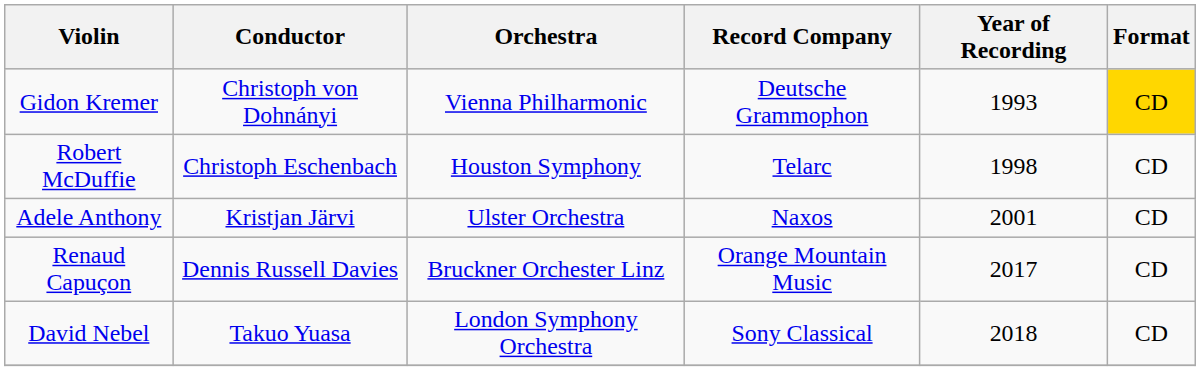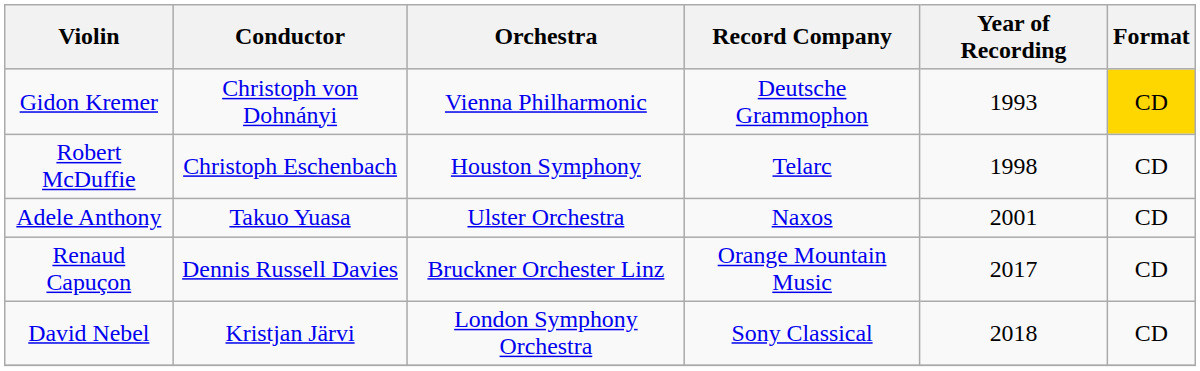(290, 217) Kristjan Järvi -> (290, 217) Takuo Yuasa
(290, 333) Takuo Yuasa -> (290, 333) Kristjan Järvi
